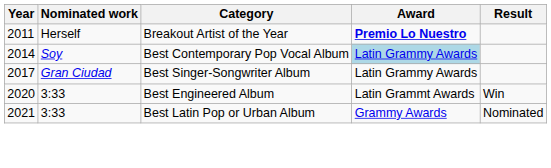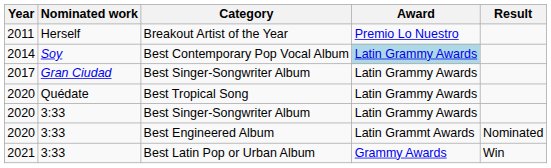(411, 34) bold -> (407, 34) normal
+ row: (21, 93)
+ row: (21, 113)
(494, 93) Win -> (513, 133) Nominated
(513, 113) Nominated -> (494, 152) Win
